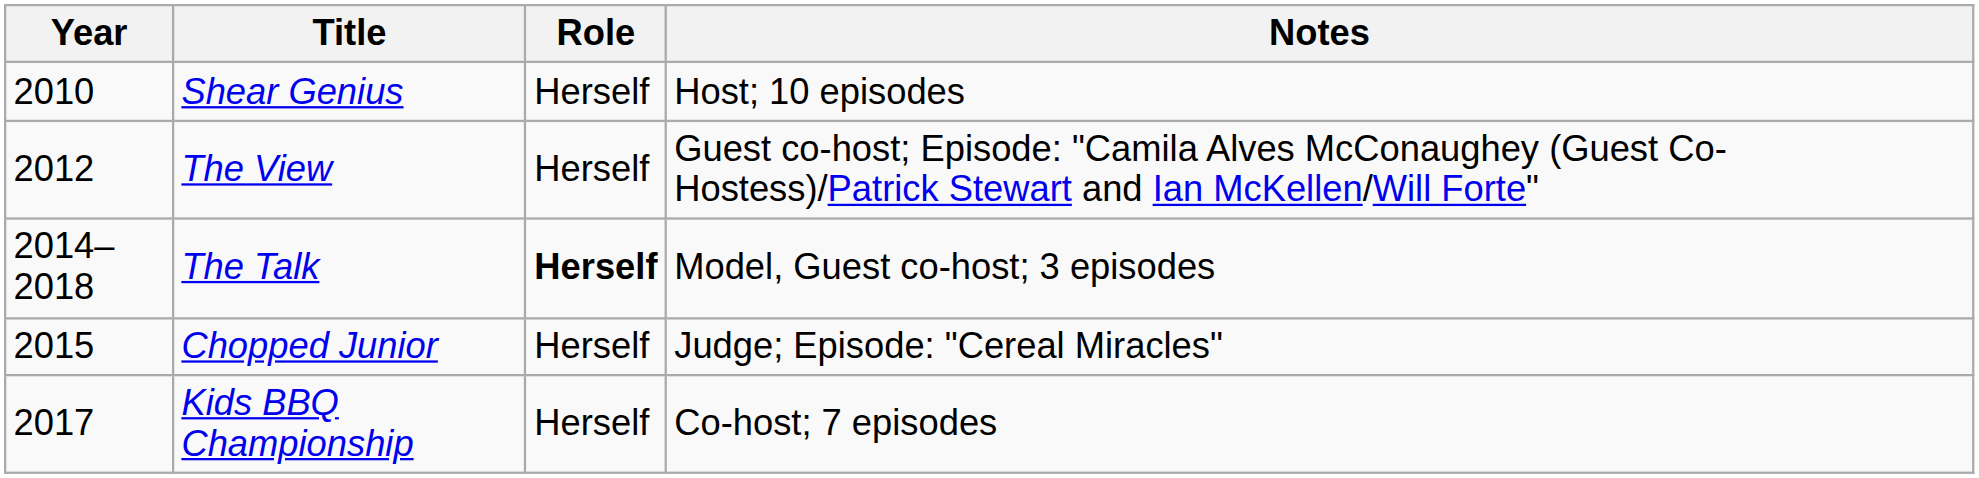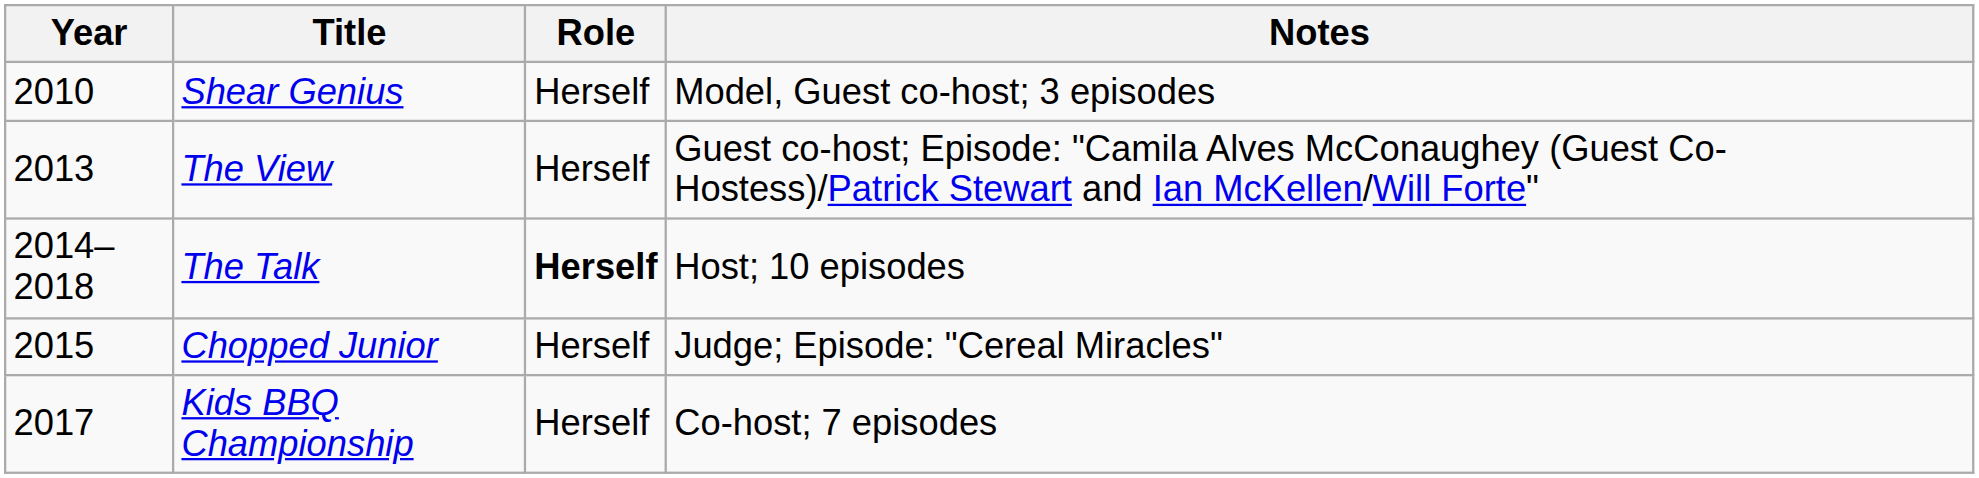(820, 90) Host; 10 episodes -> (945, 90) Model, Guest co-host; 3 episodes
(54, 168) 2012 -> (54, 168) 2013
(945, 267) Model, Guest co-host; 3 episodes -> (820, 267) Host; 10 episodes
